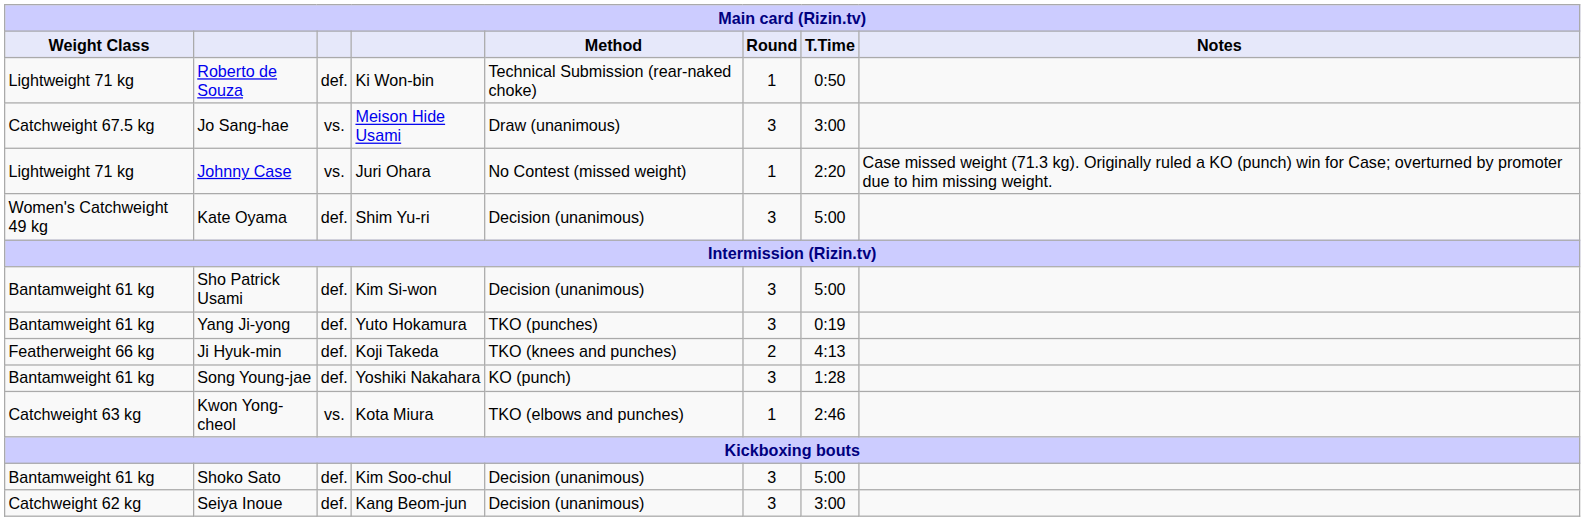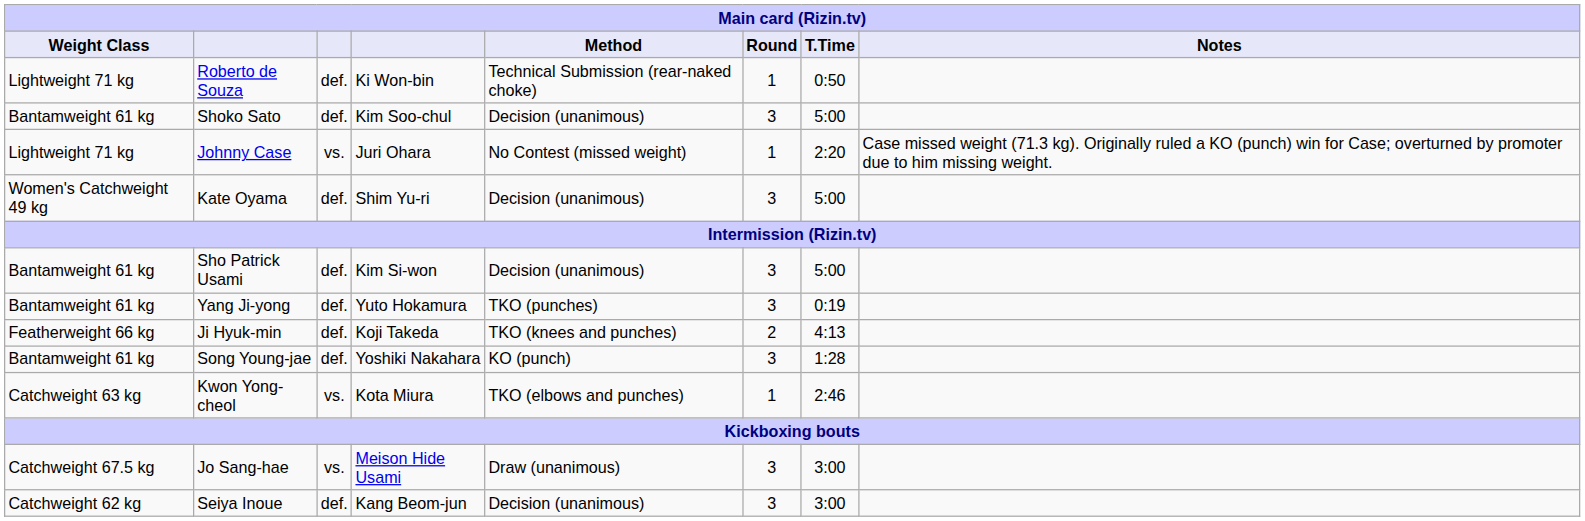rows swapped: (239, 477) <-> (243, 126)
